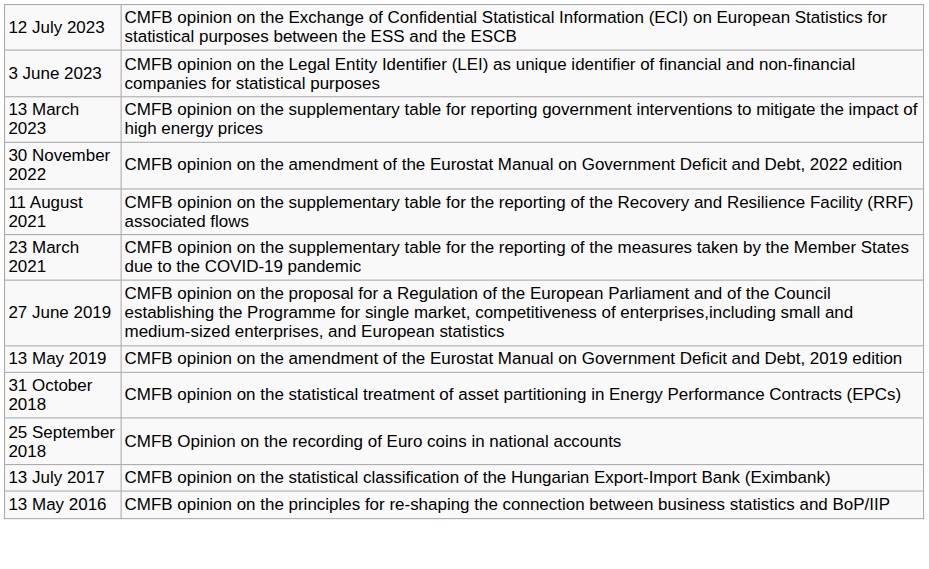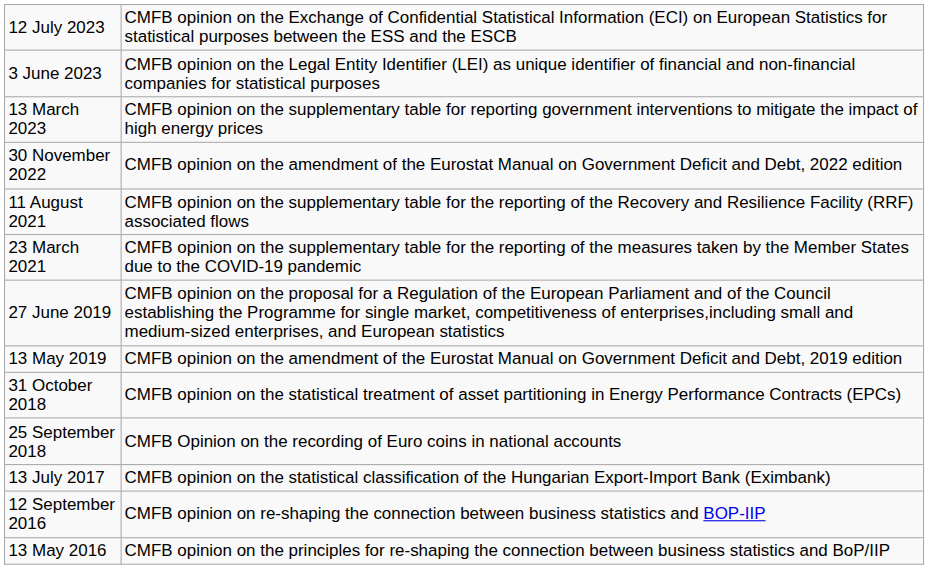+ row: (62, 514)
